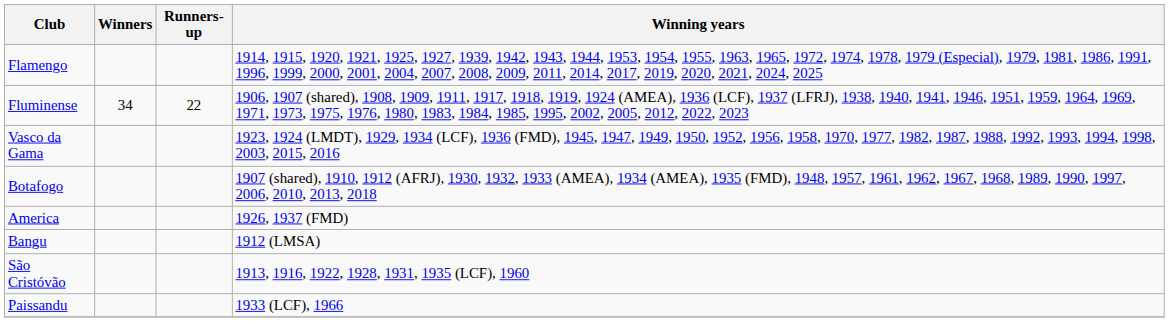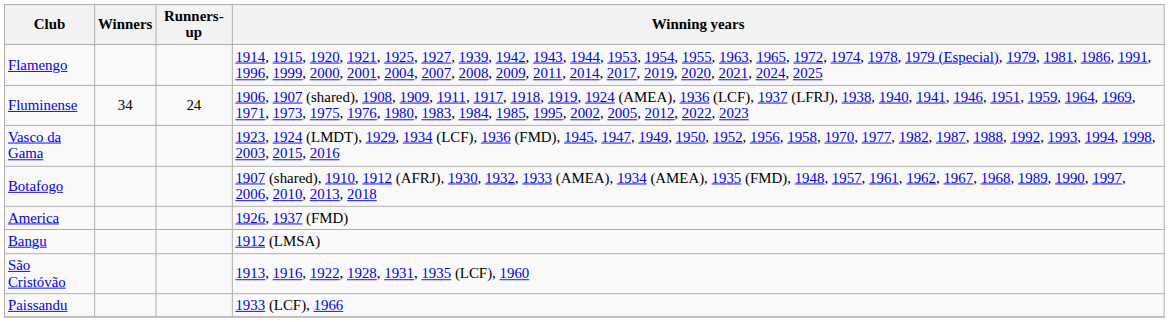(194, 105) 22 -> (194, 105) 24
